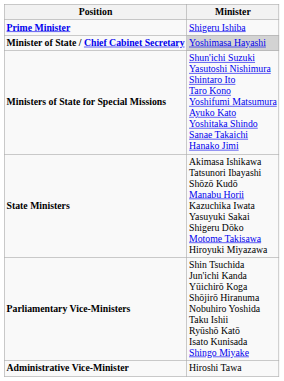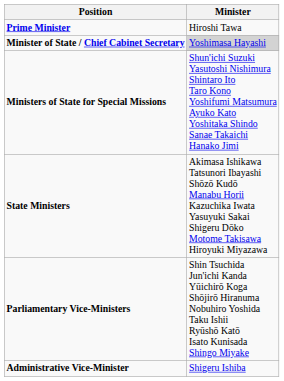(217, 27) Shigeru Ishiba -> (215, 27) Hiroshi Tawa
(215, 368) Hiroshi Tawa -> (217, 368) Shigeru Ishiba
